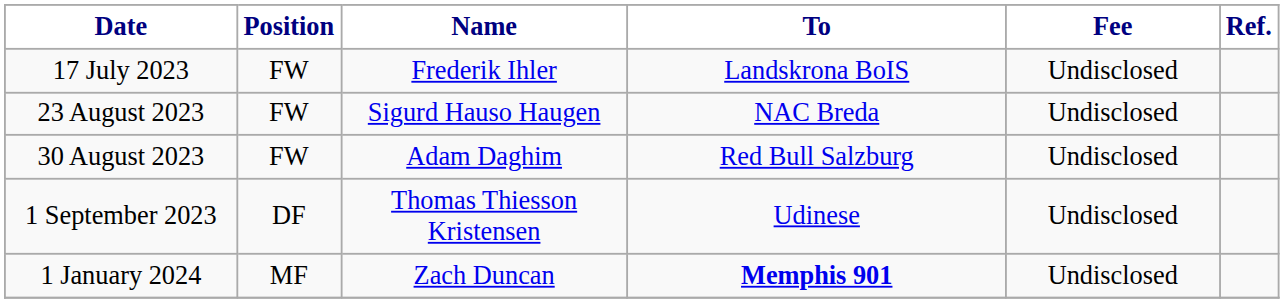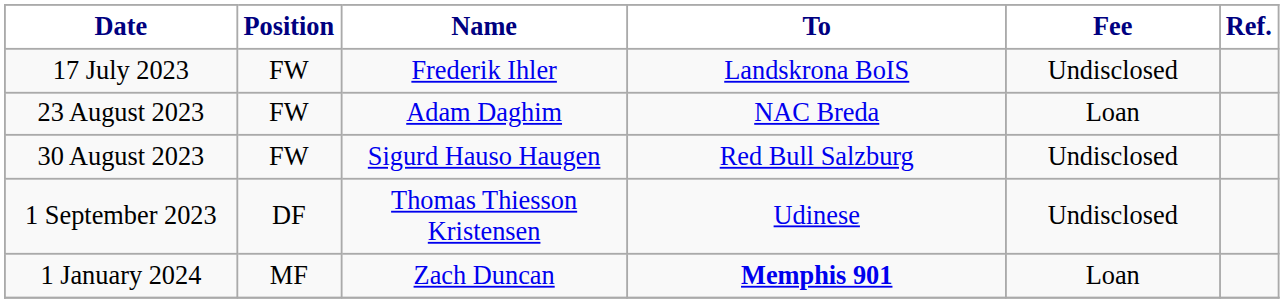(484, 113) Sigurd Hauso Haugen -> (484, 113) Adam Daghim
(1113, 113) Undisclosed -> (1113, 113) Loan
(484, 157) Adam Daghim -> (484, 157) Sigurd Hauso Haugen
(1113, 275) Undisclosed -> (1113, 275) Loan
